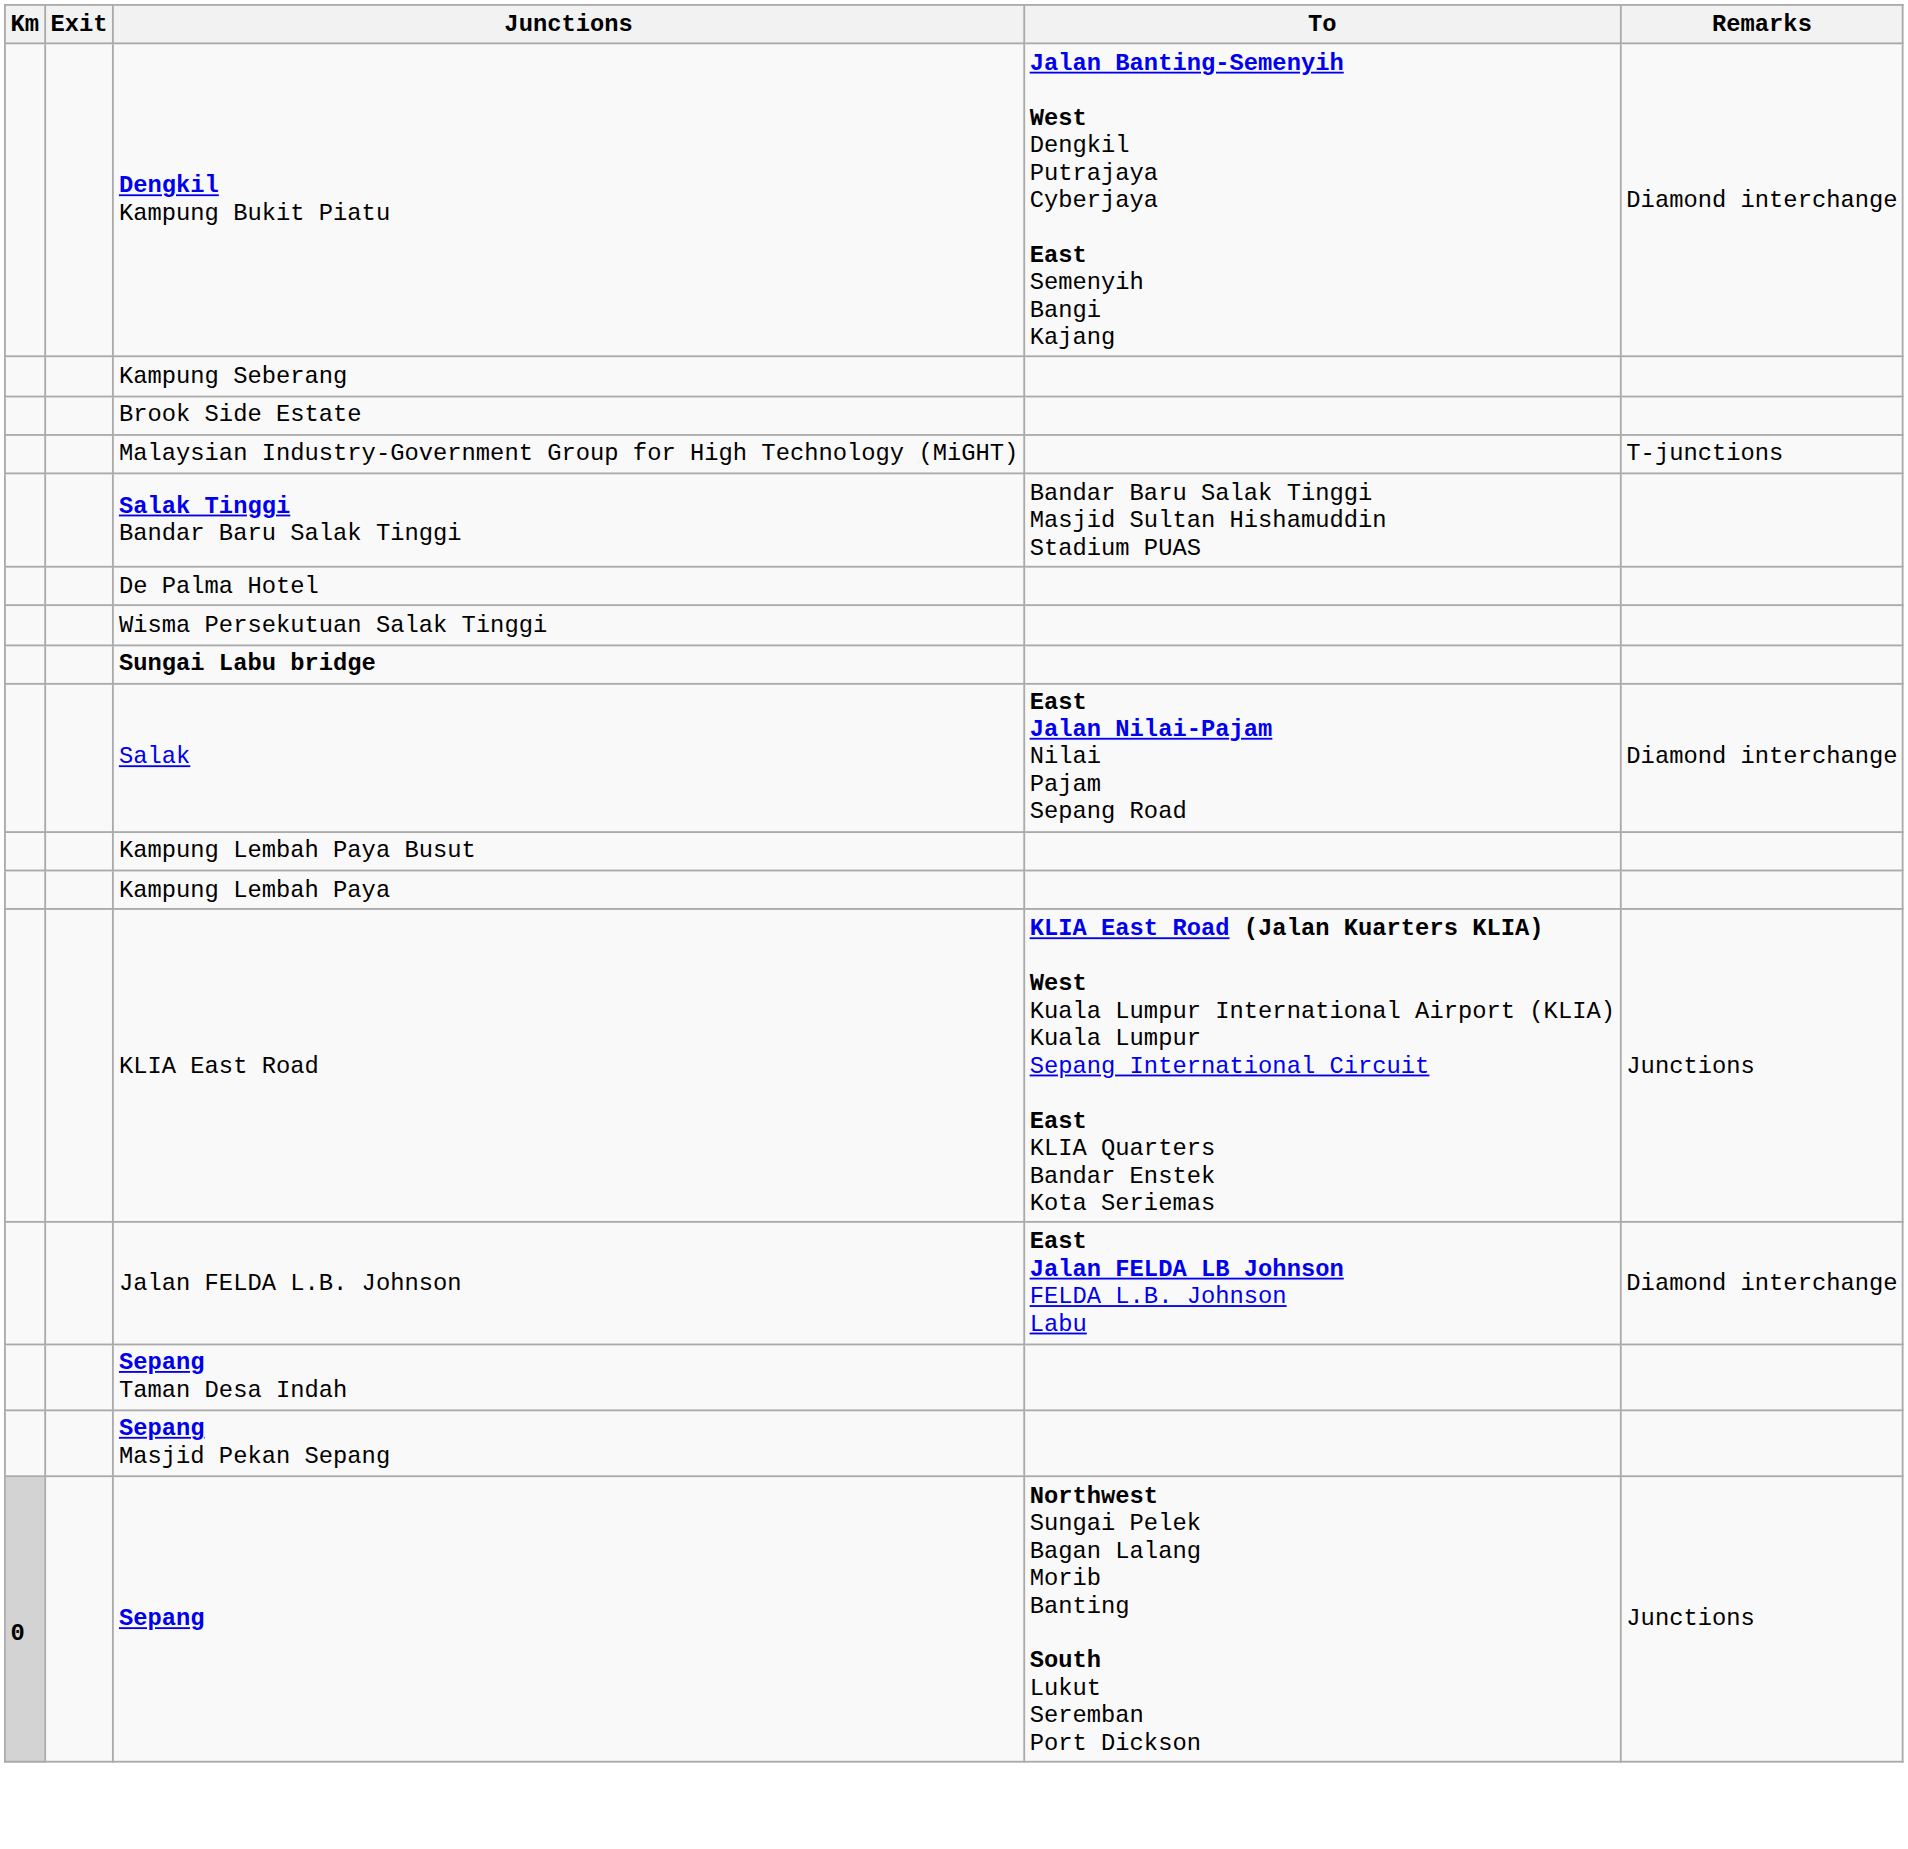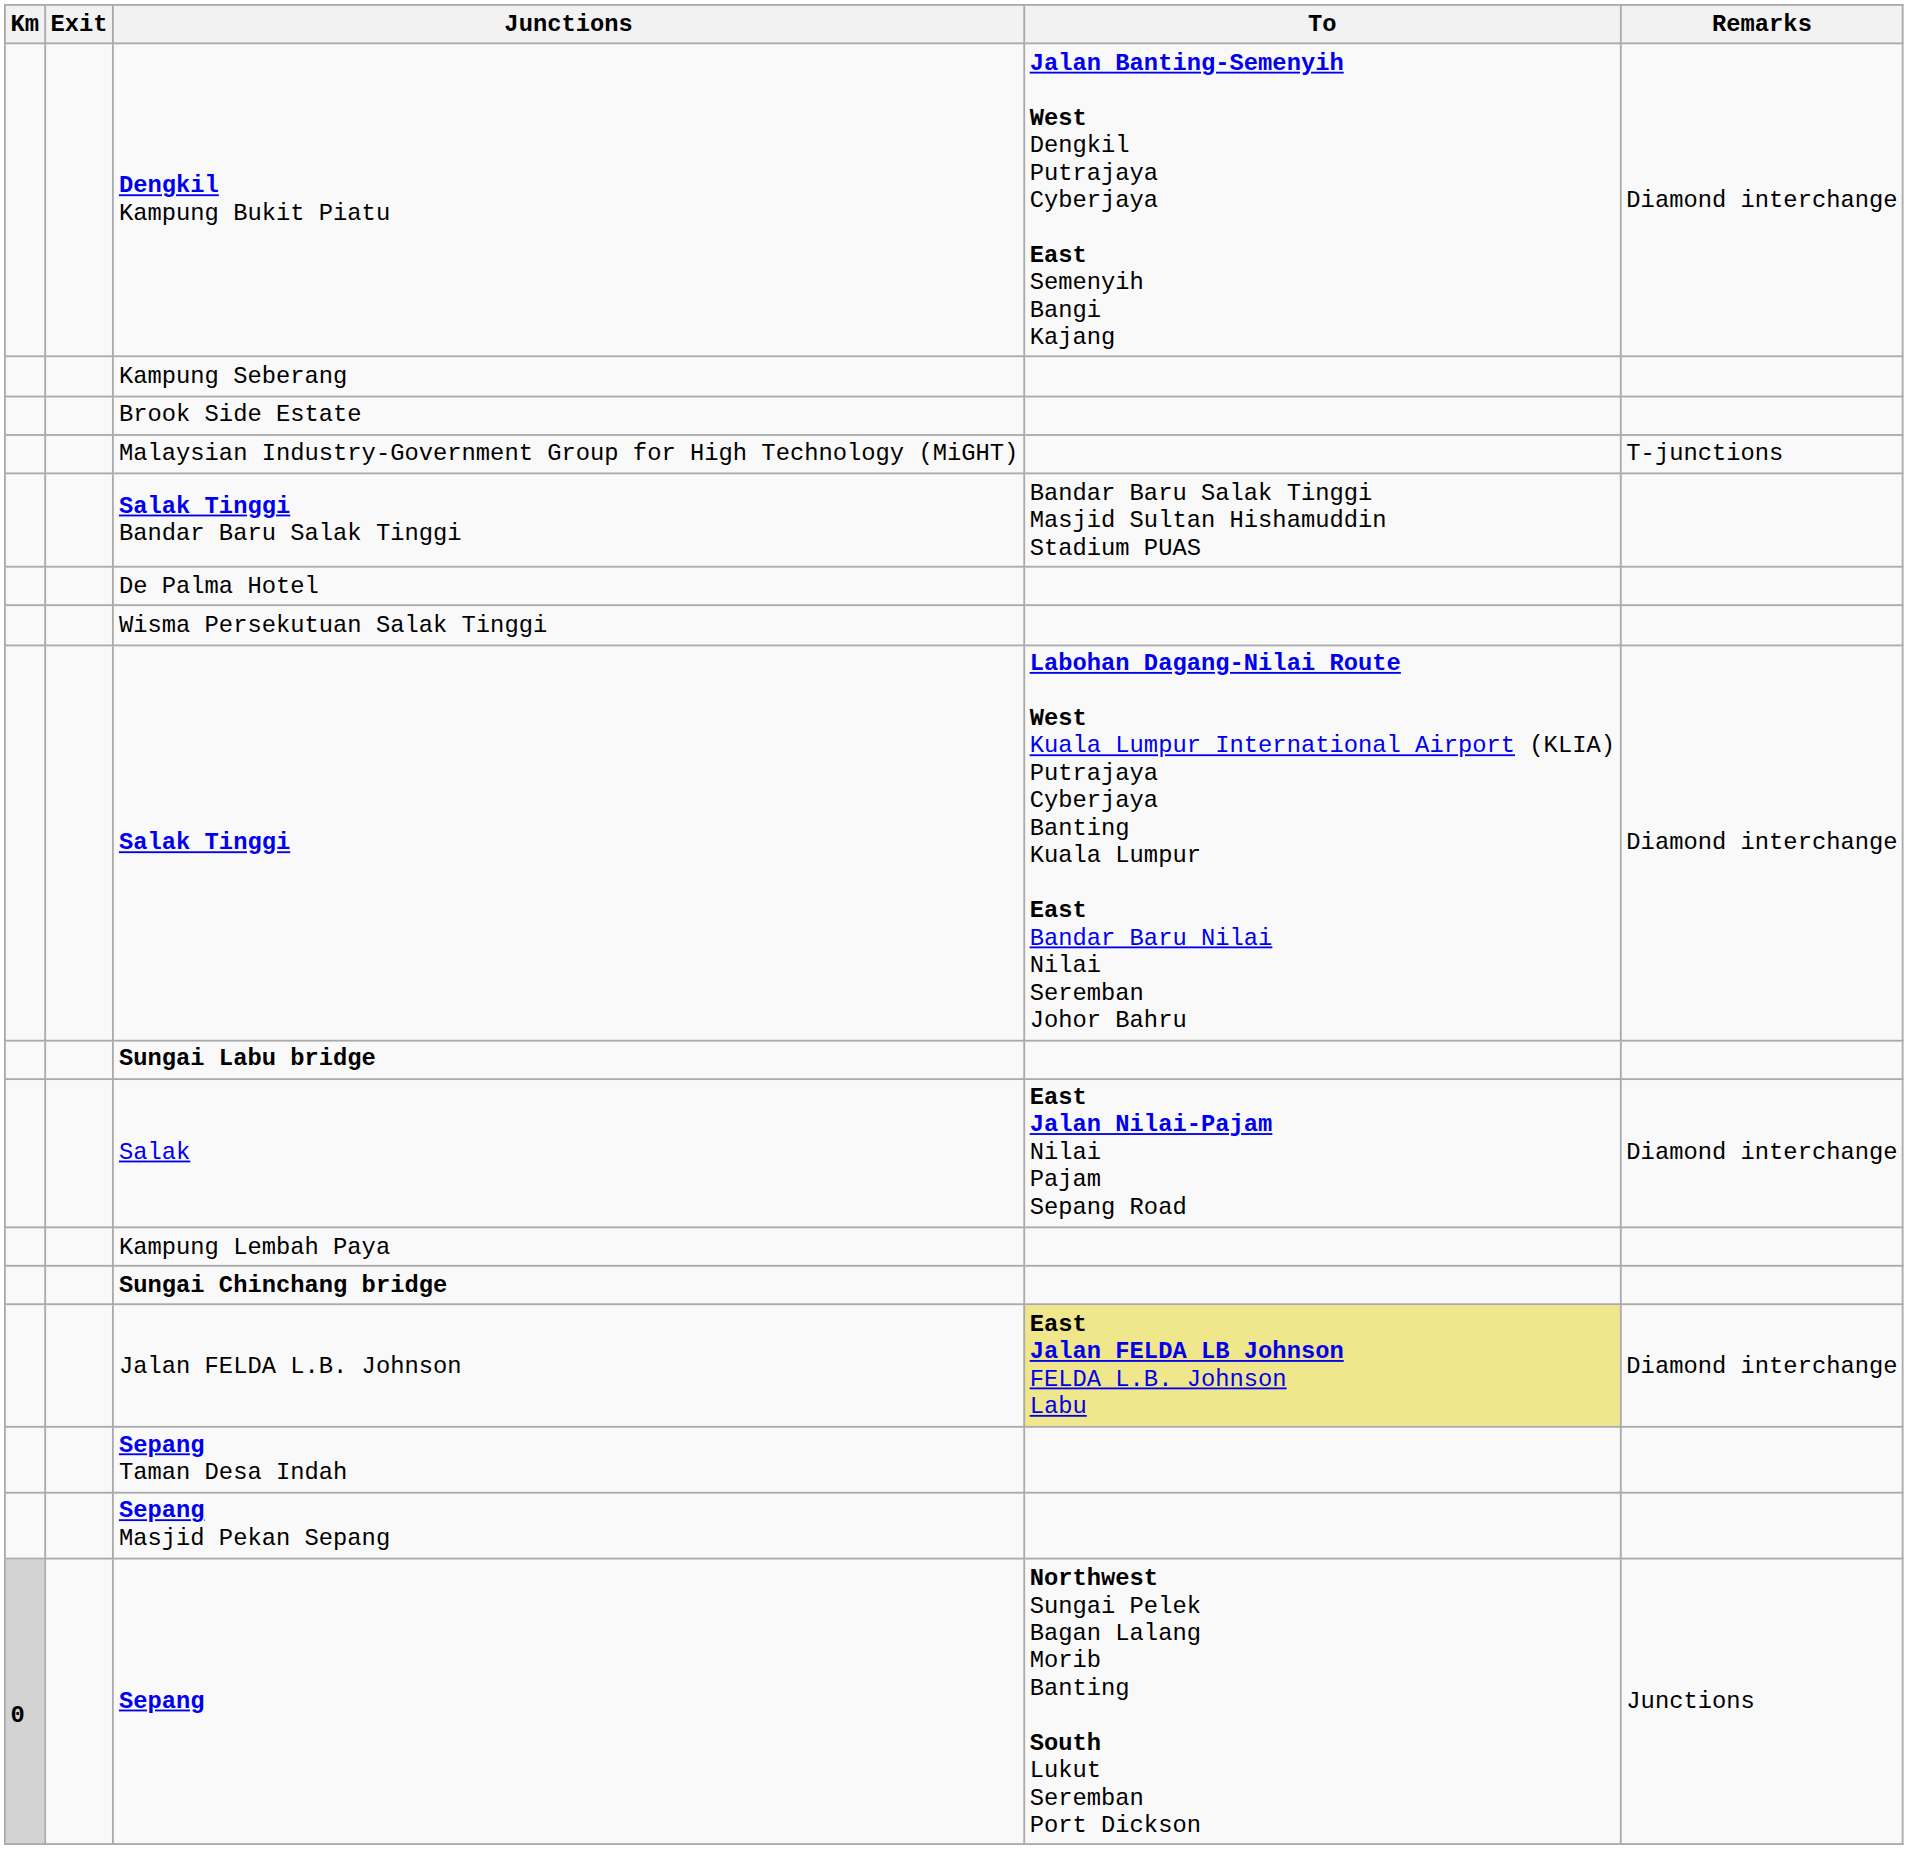+ row: (205, 842)
- row: (297, 851)
- row: (219, 1066)
+ row: (283, 1286)
(1187, 1283) no background -> (1187, 1366) khaki background
